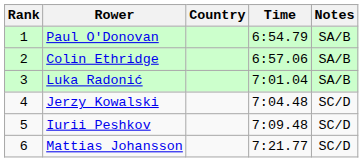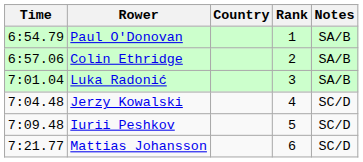columns swapped: (24, 15) <-> (280, 15)
